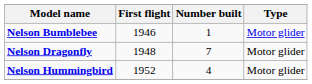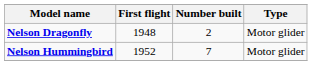- row: (52, 33)
(209, 51) 7 -> (209, 33) 2
(209, 70) 4 -> (209, 51) 7
